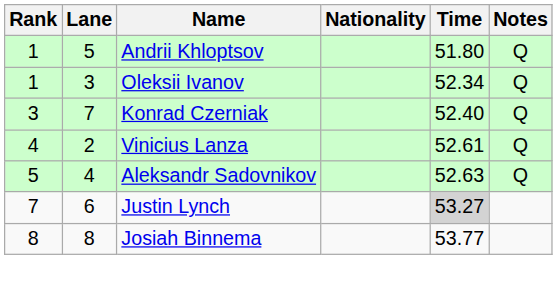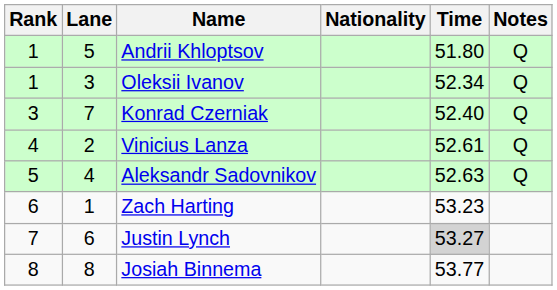+ row: (178, 207)
